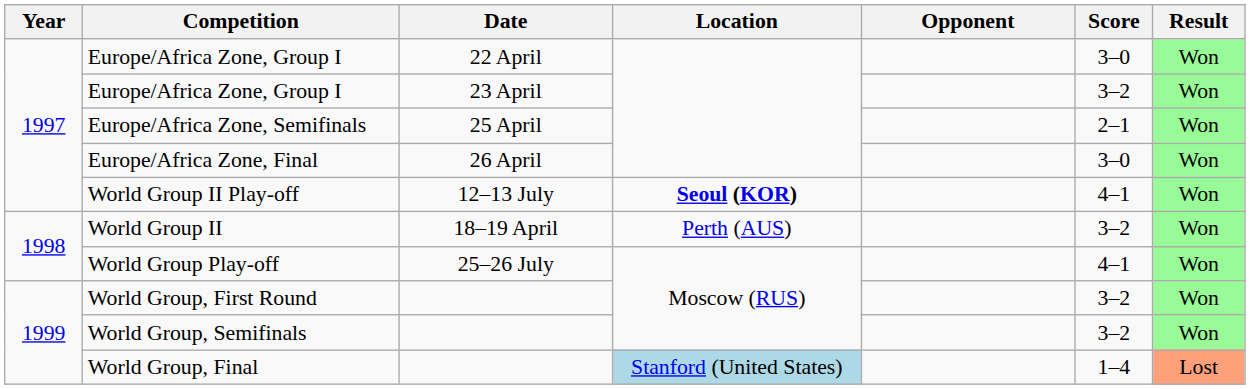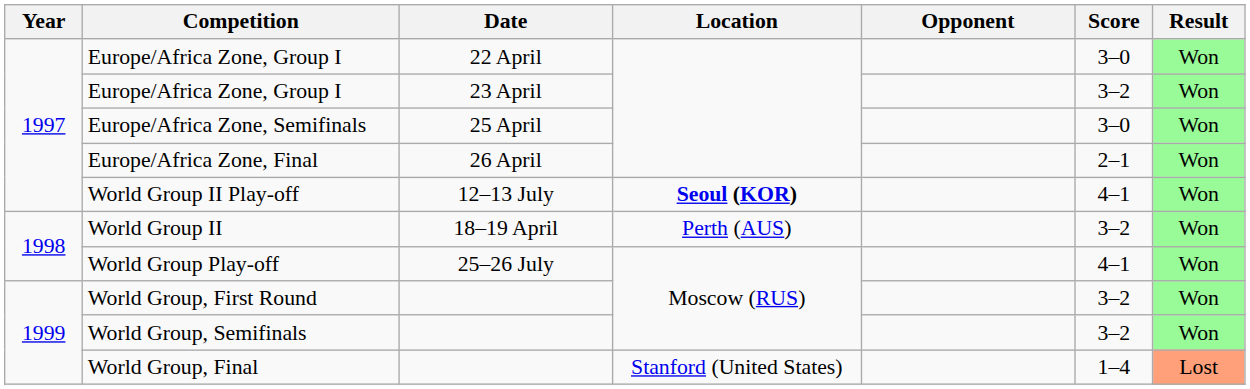(1114, 125) 2–1 -> (1114, 125) 3–0
(1114, 159) 3–0 -> (1114, 159) 2–1
(737, 366) lightblue background -> (737, 366) no background
